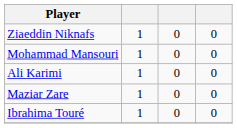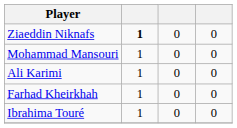(140, 34) normal -> (140, 34) bold
- row: (38, 93)
+ row: (52, 93)
